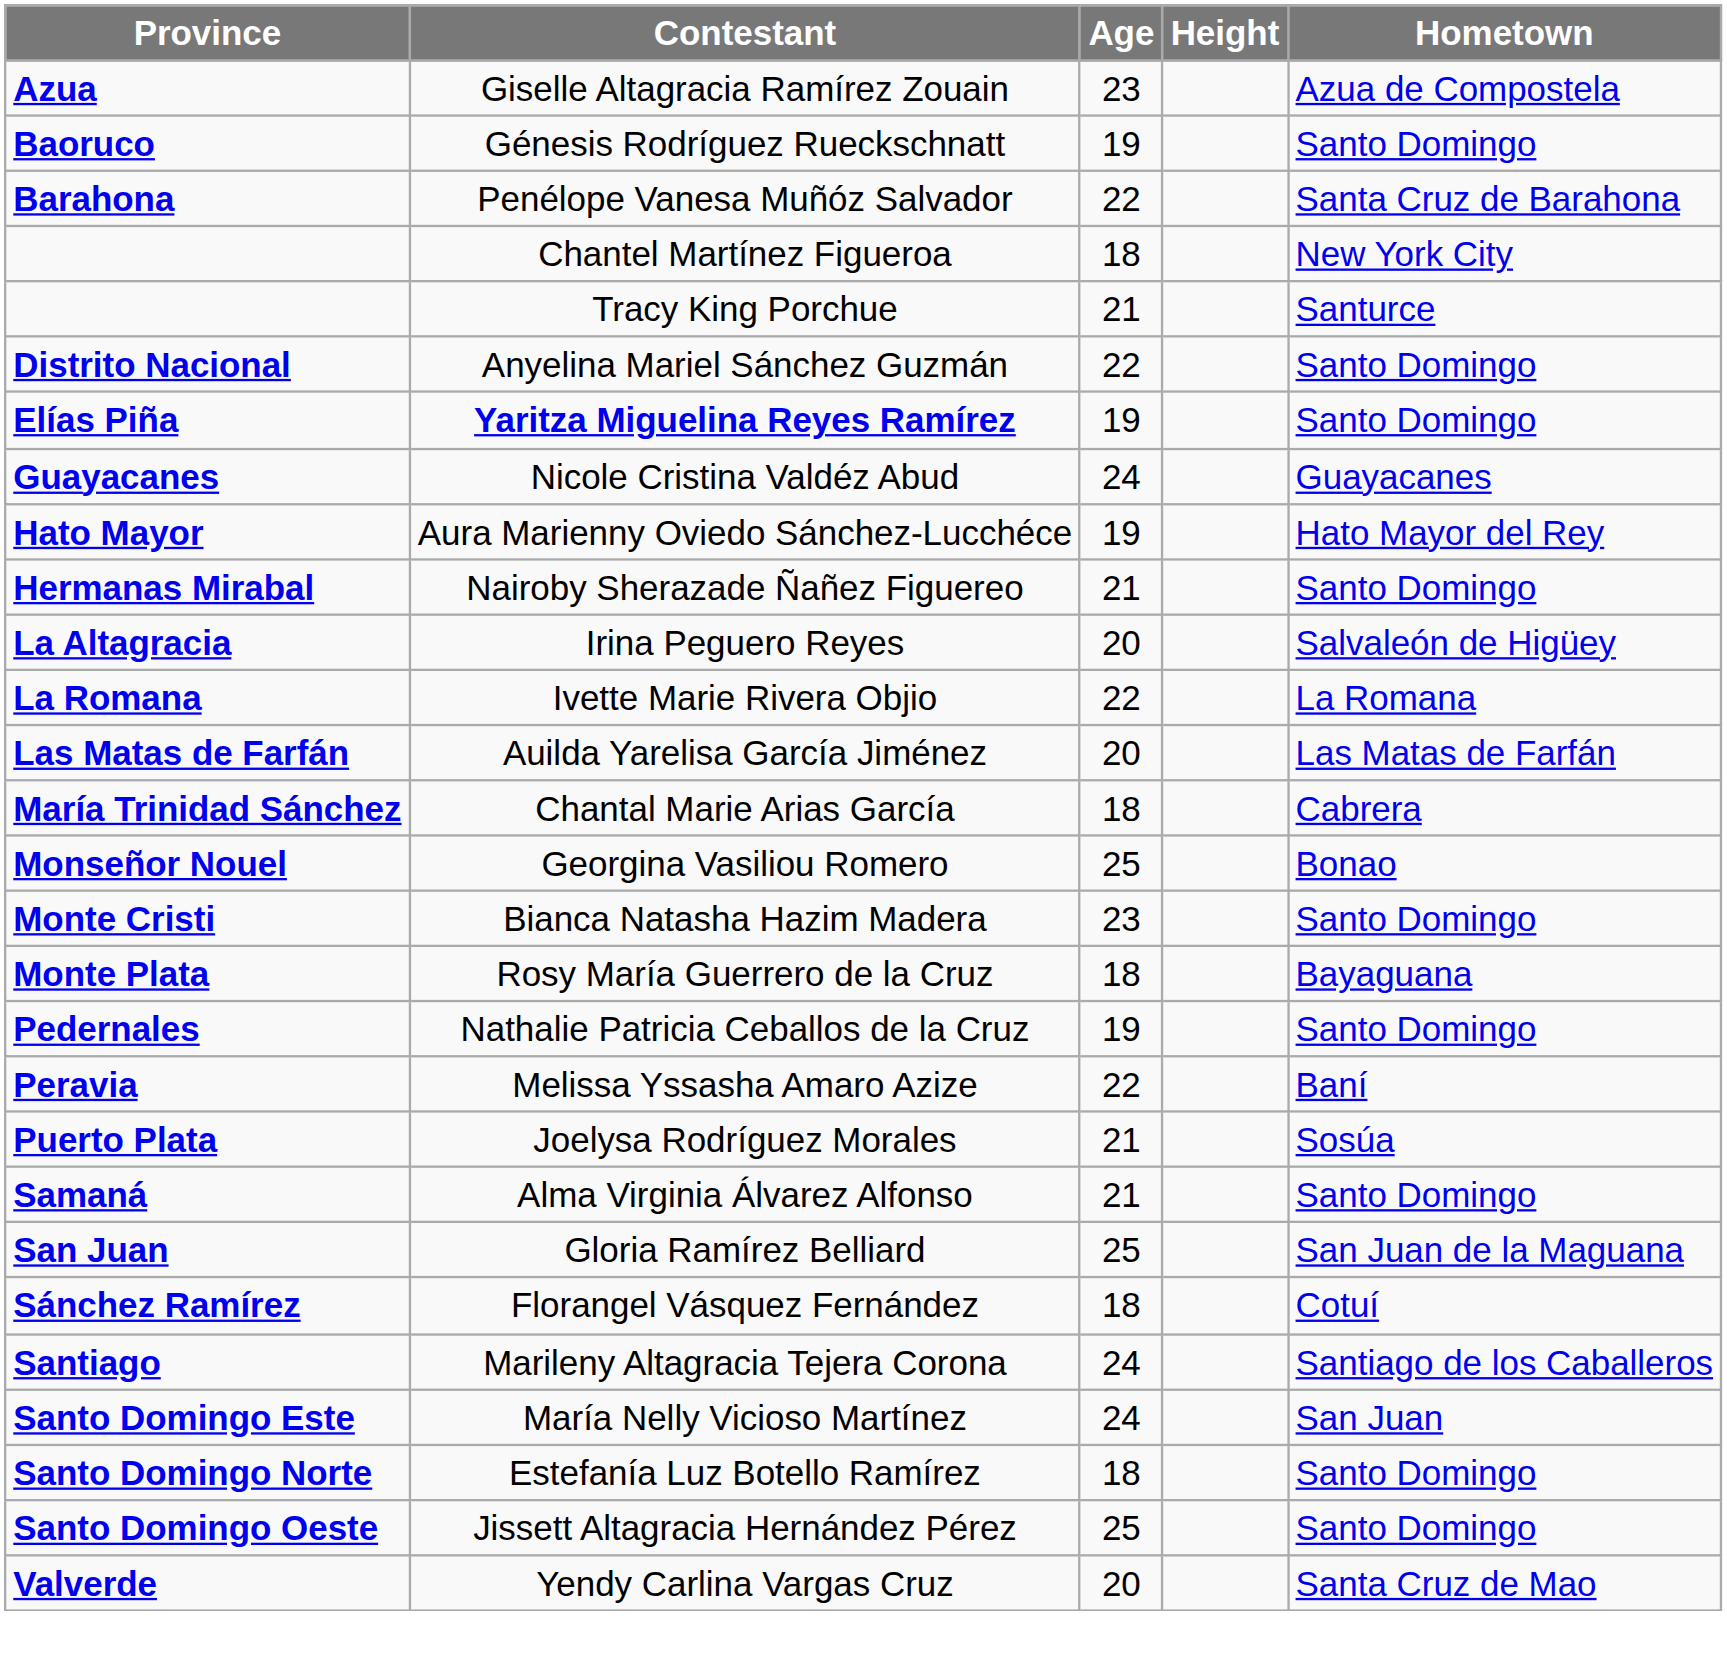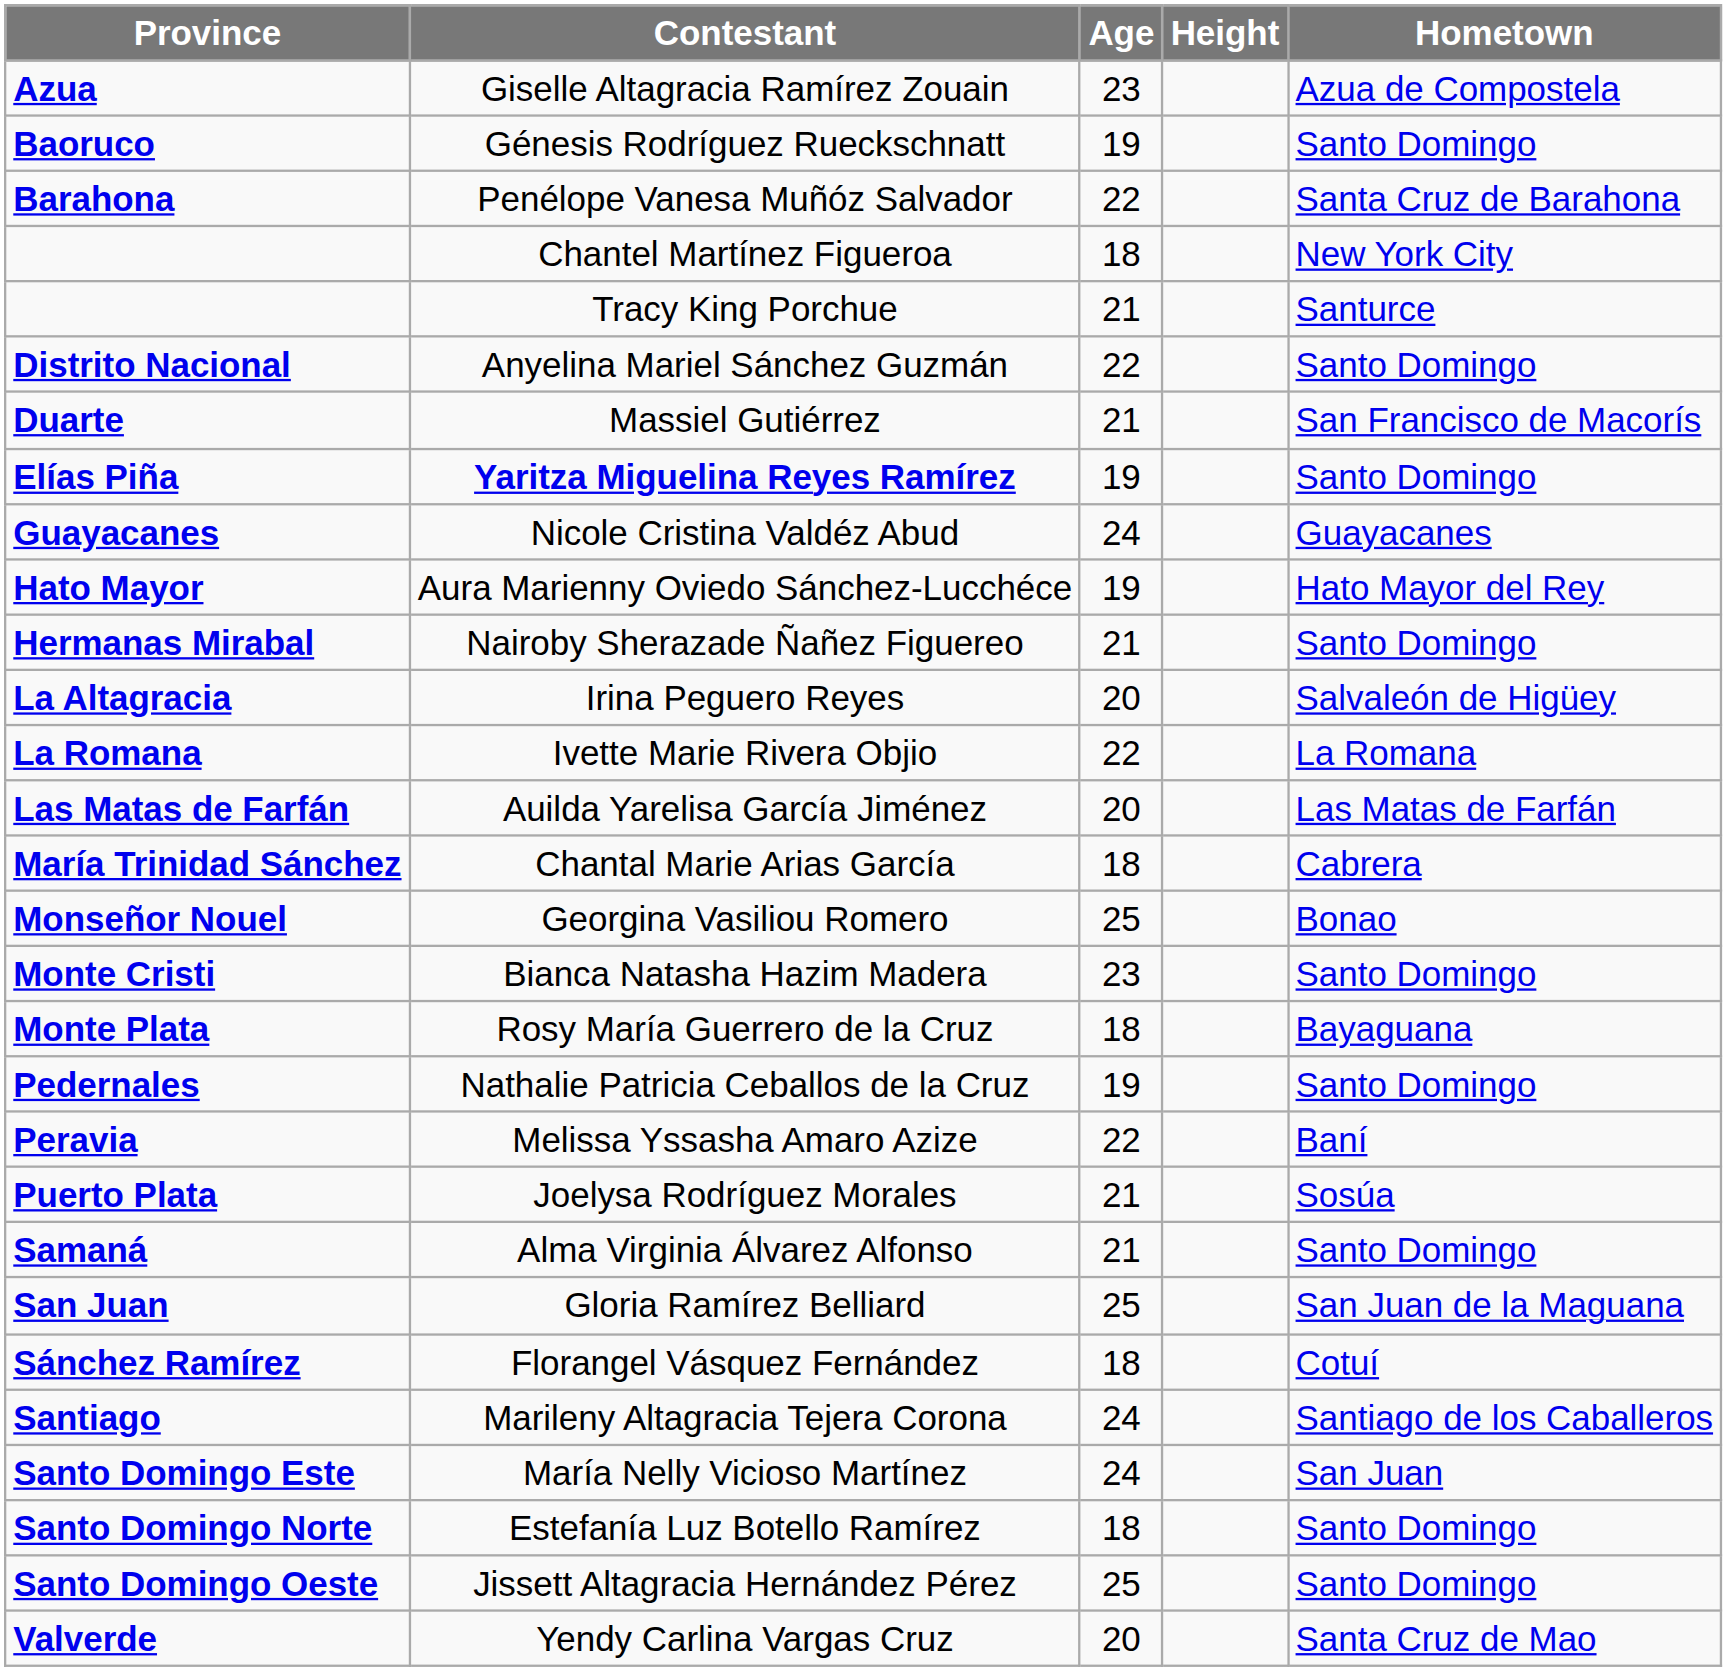+ row: (745, 420)
